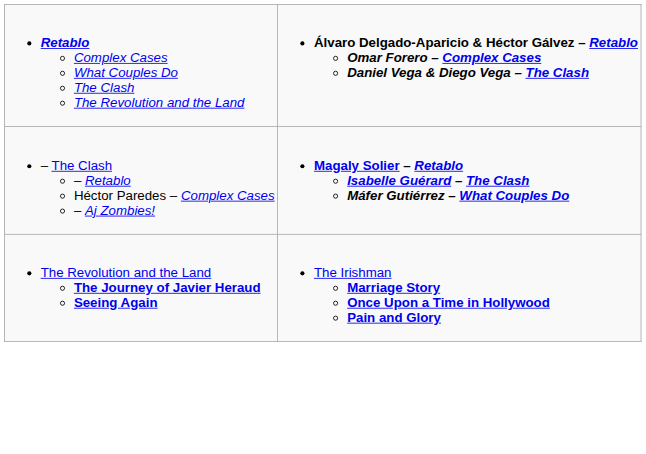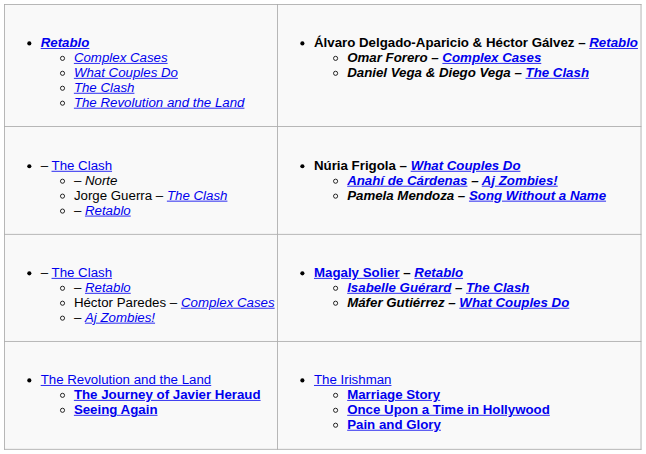+ row: (141, 188)
